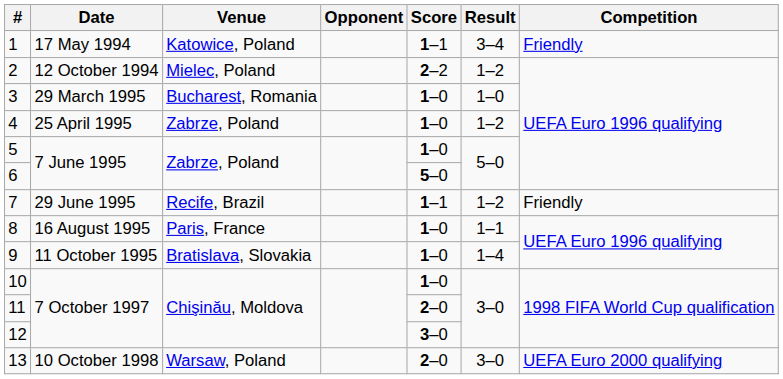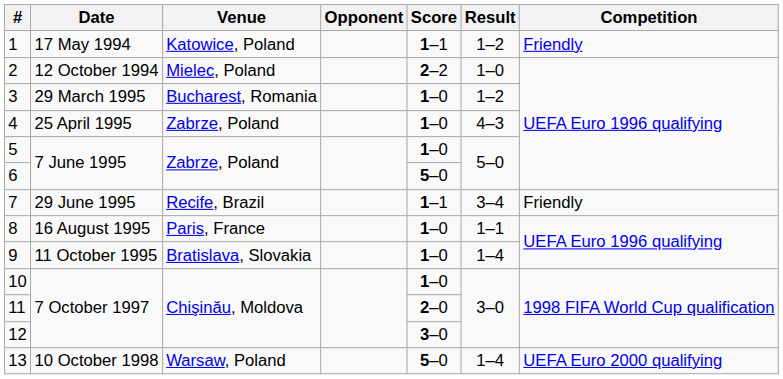(490, 44) 3–4 -> (490, 44) 1–2
(490, 70) 1–2 -> (490, 70) 1–0
(490, 96) 1–0 -> (490, 96) 1–2
(490, 123) 1–2 -> (490, 123) 4–3
(490, 202) 1–2 -> (490, 202) 3–4
(434, 360) 2–0 -> (434, 360) 5–0
(490, 360) 3–0 -> (490, 360) 1–4
